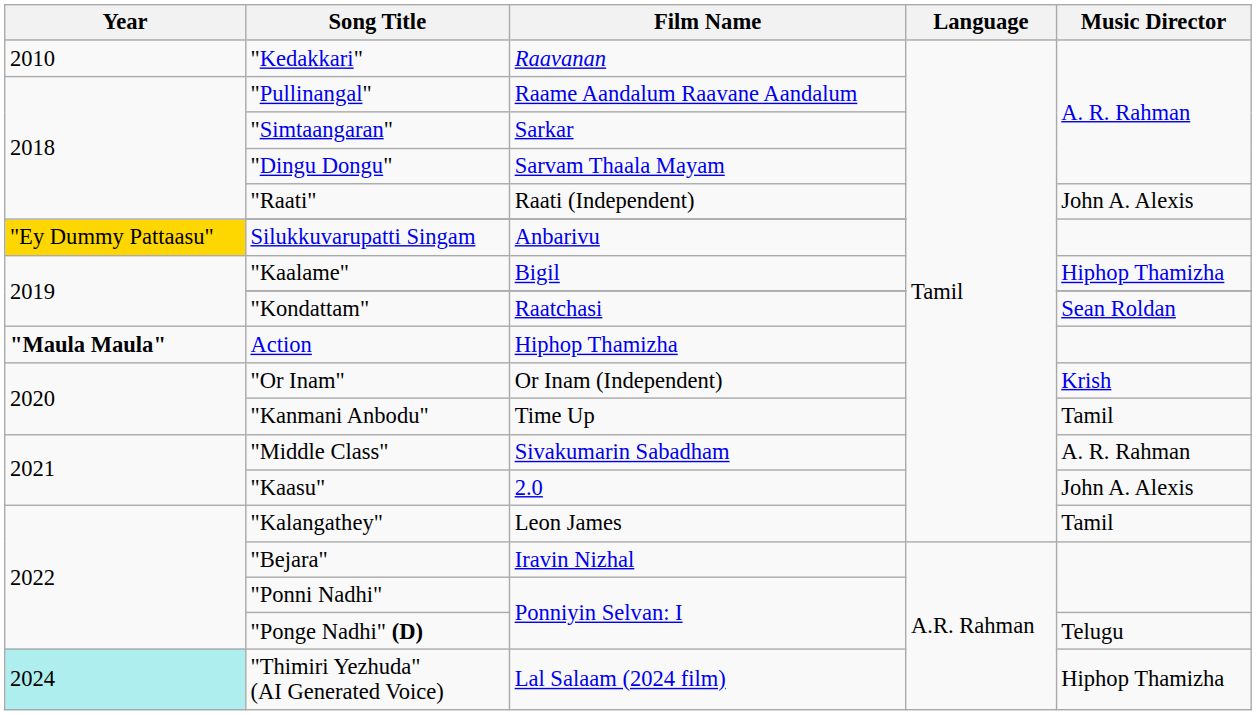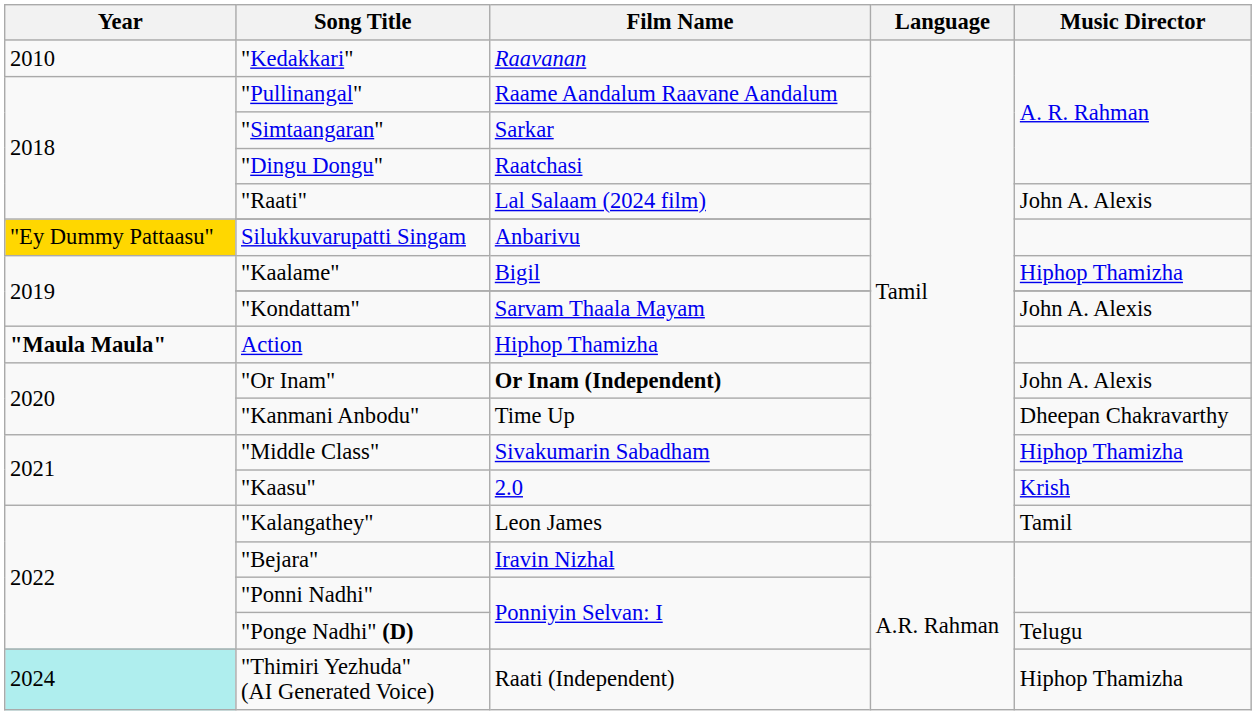(620, 165) Sarvam Thaala Mayam -> (539, 165) Raatchasi
(605, 201) Raati (Independent) -> (600, 201) Lal Salaam (2024 film)
(559, 308) Raatchasi -> (600, 308) Sarvam Thaala Mayam
(1119, 308) Sean Roldan -> (1086, 308) John A. Alexis
(619, 380) normal -> (608, 380) bold
(1086, 380) Krish -> (1086, 380) John A. Alexis
(1087, 415) Tamil -> (1124, 415) Dheepan Chakravarthy
(1126, 451) A. R. Rahman -> (1101, 451) Hiphop Thamizha
(1127, 487) John A. Alexis -> (1045, 487) Krish
(620, 679) Lal Salaam (2024 film) -> (585, 679) Raati (Independent)
